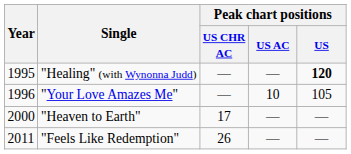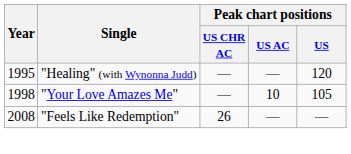(322, 73) bold -> (322, 73) normal
(21, 95) 1996 -> (21, 95) 1998
- row: (91, 116)
(21, 138) 2011 -> (21, 116) 2008
